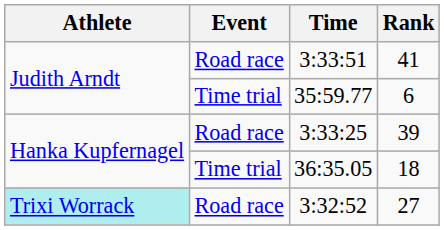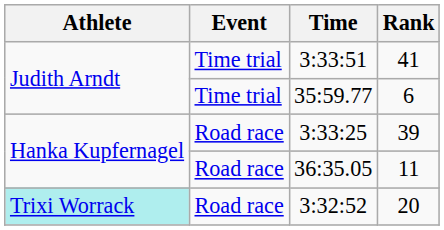(239, 59) Road race -> (238, 59) Time trial
(238, 169) Time trial -> (239, 169) Road race
(409, 169) 18 -> (409, 169) 11
(409, 206) 27 -> (409, 206) 20
